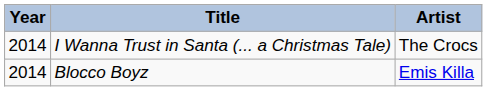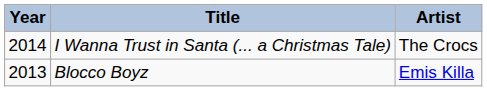(28, 72) 2014 -> (28, 72) 2013
